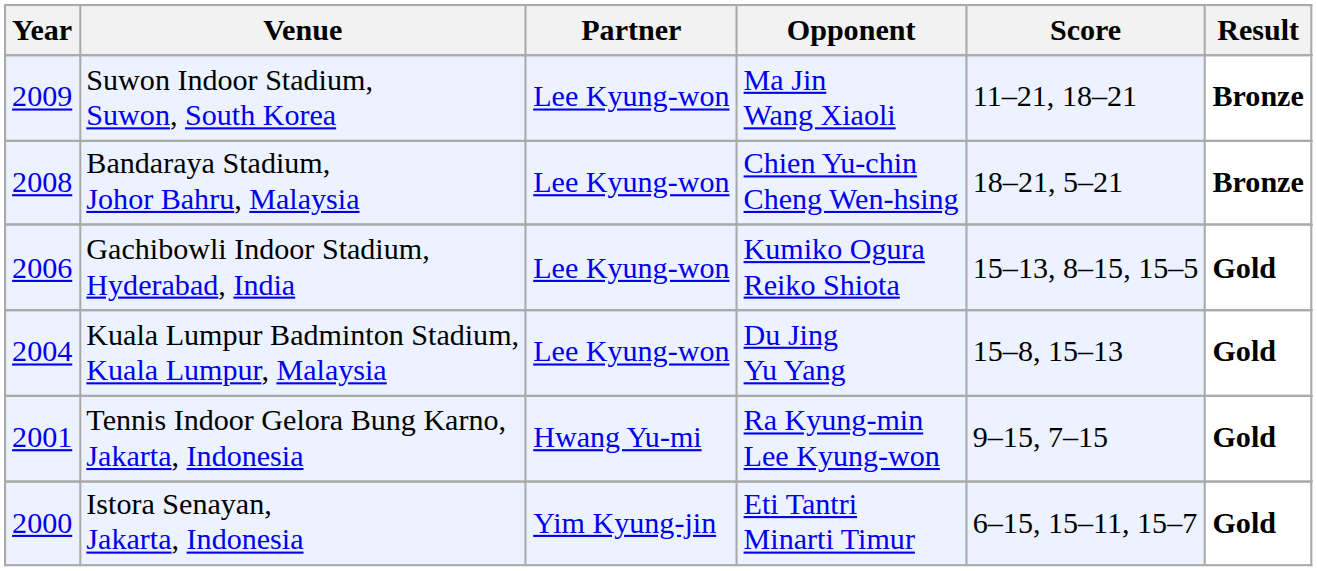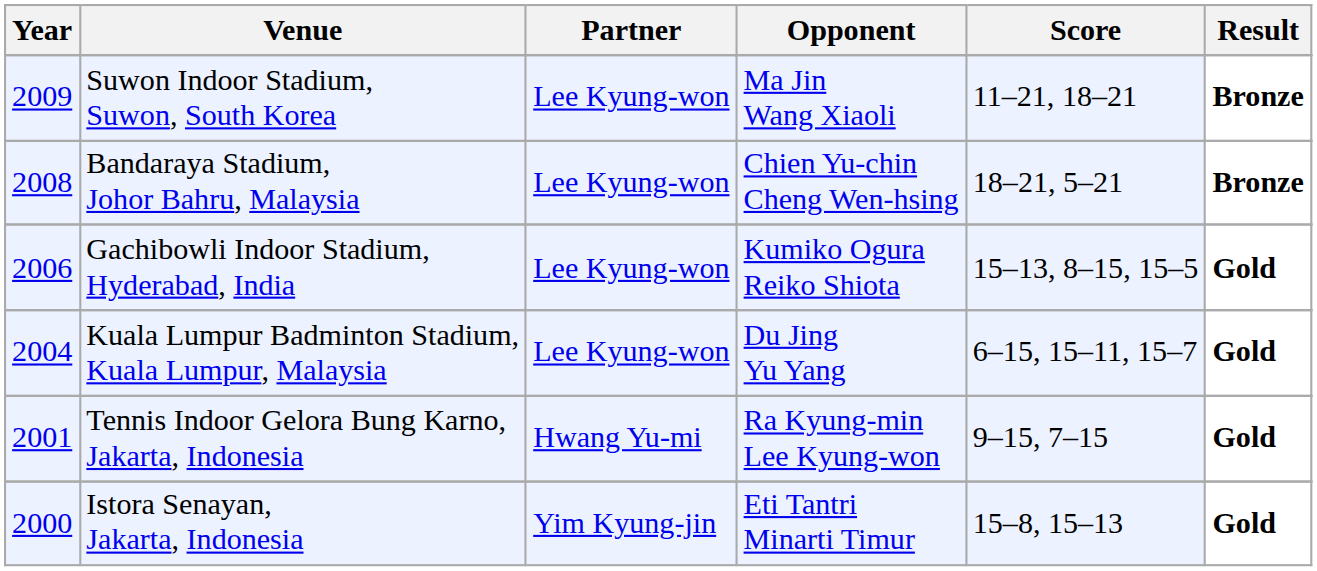(1048, 352) 15–8, 15–13 -> (1085, 352) 6–15, 15–11, 15–7
(1085, 522) 6–15, 15–11, 15–7 -> (1048, 522) 15–8, 15–13
